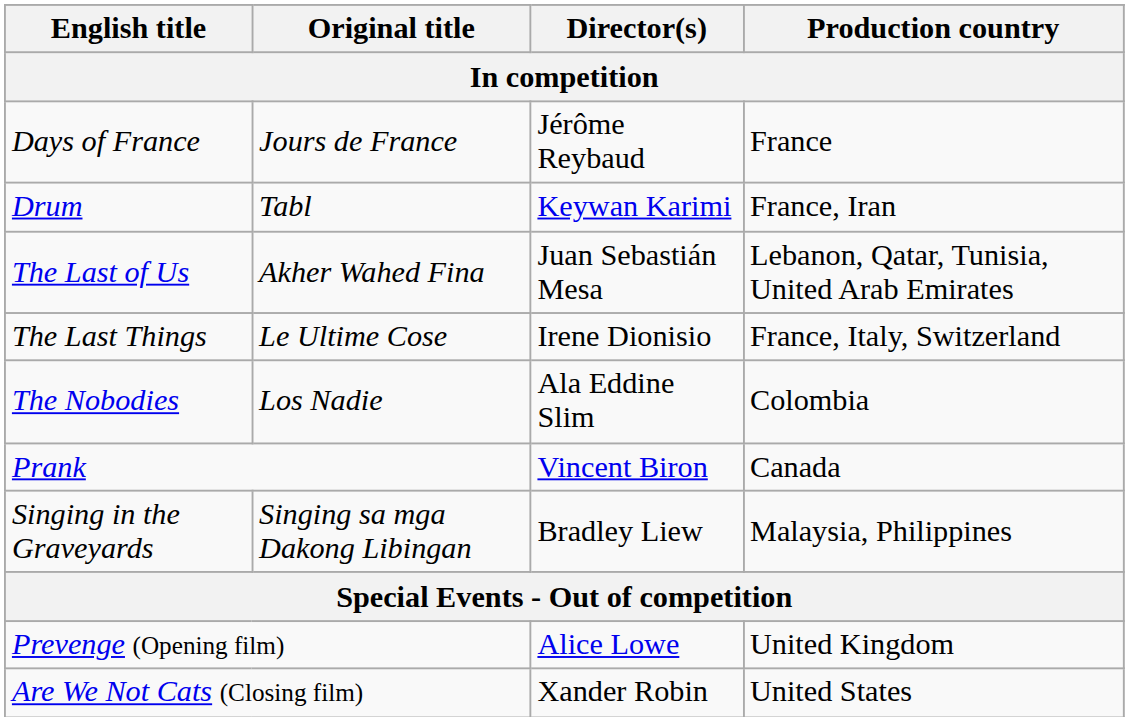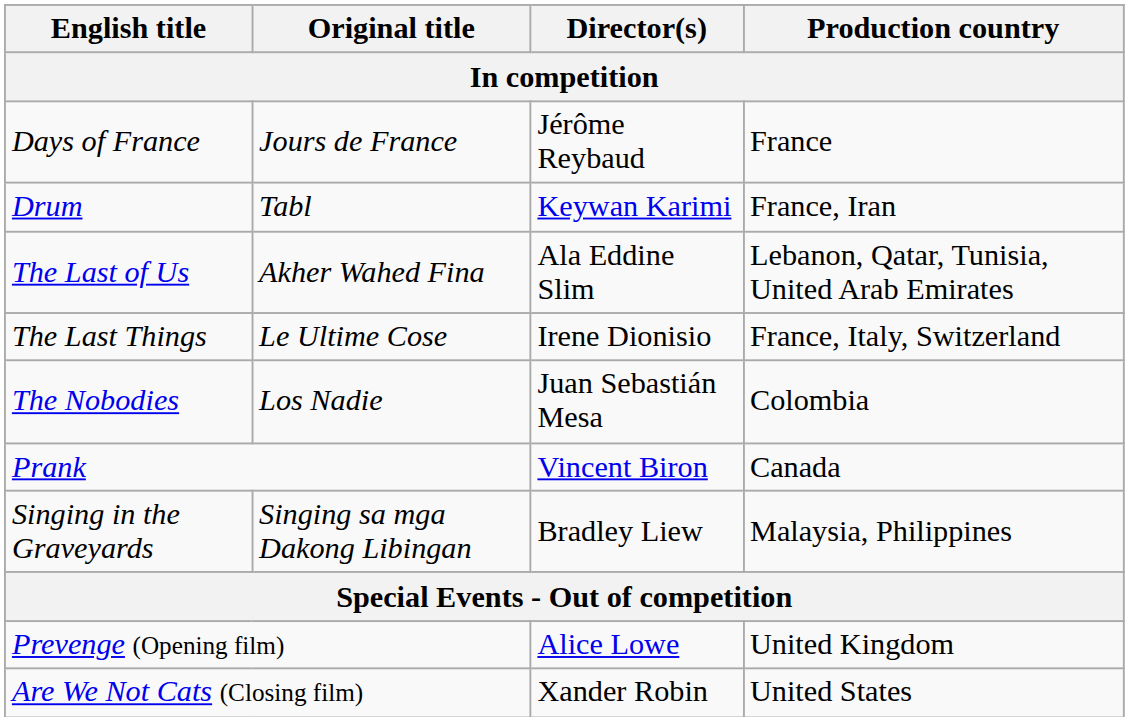(627, 271) Juan Sebastián Mesa -> (606, 271) Ala Eddine Slim
(606, 401) Ala Eddine Slim -> (627, 401) Juan Sebastián Mesa
